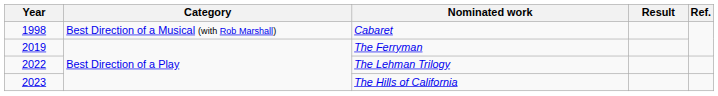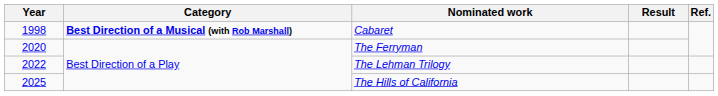(171, 30) normal -> (179, 30) bold
(34, 47) 2019 -> (34, 47) 2020
(34, 82) 2023 -> (34, 82) 2025
